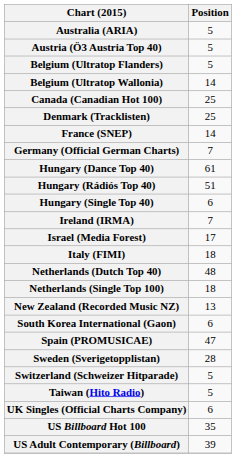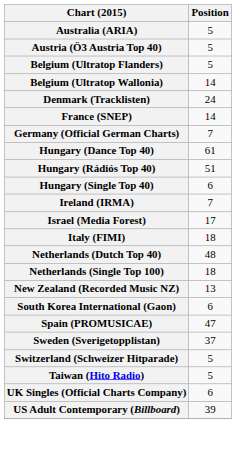- row: (97, 99)
(210, 116) 25 -> (210, 99) 24
(210, 358) 28 -> (210, 340) 37
- row: (97, 427)
